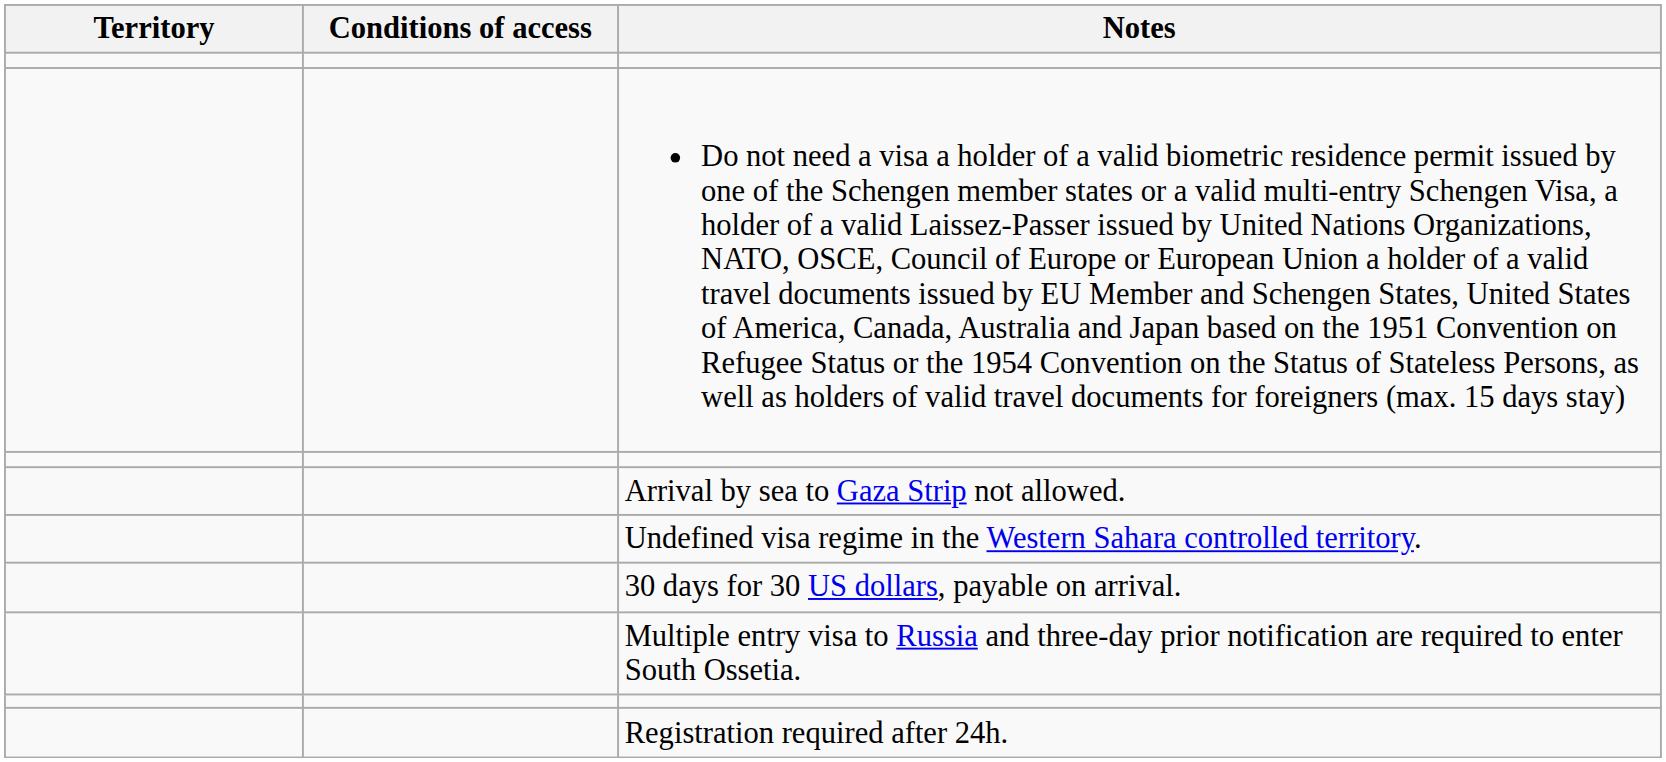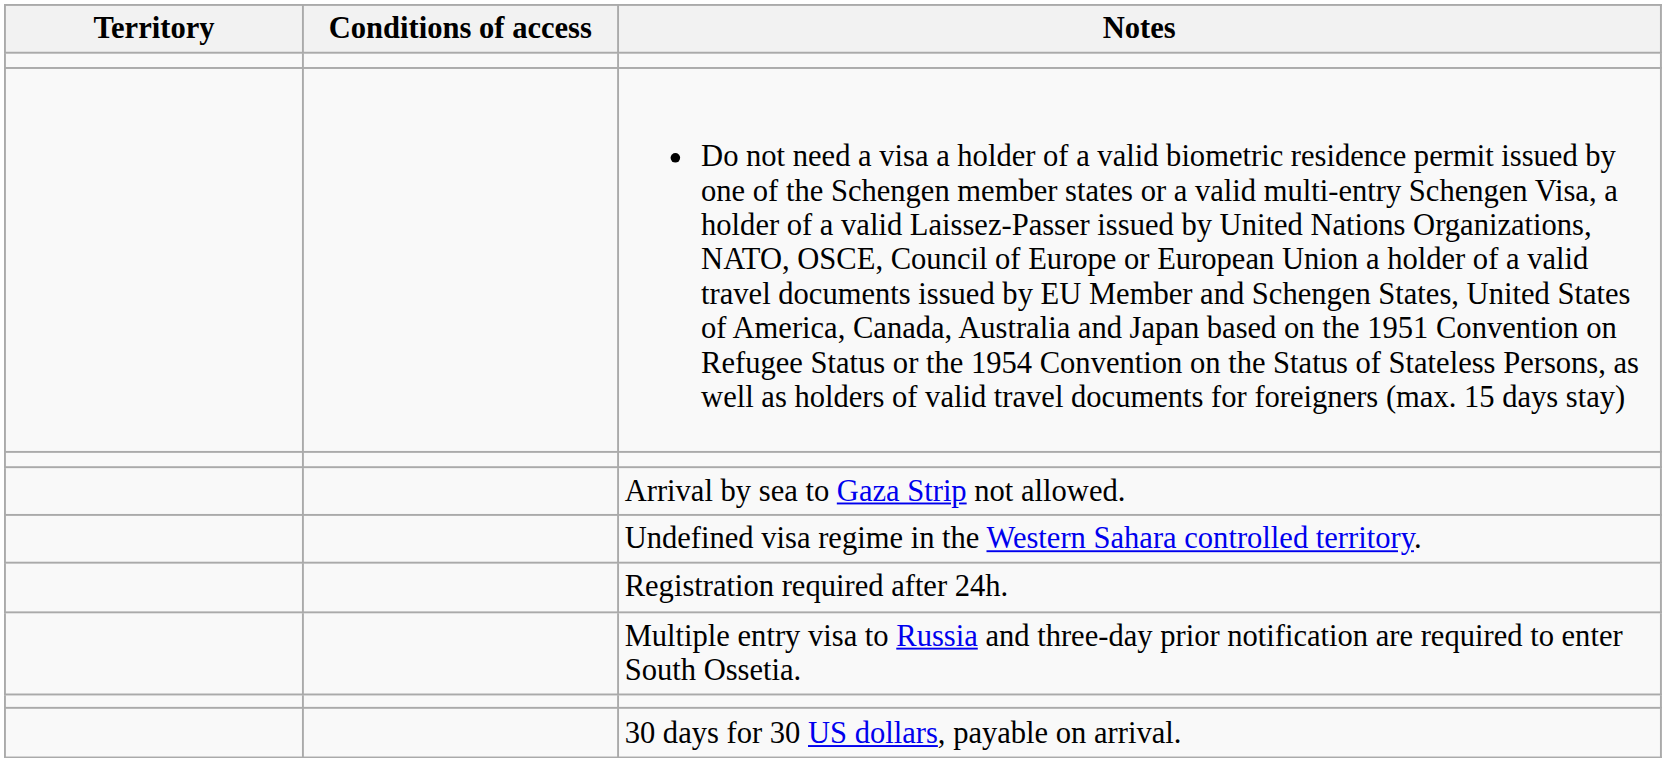rows swapped: (154, 587) <-> (154, 733)
